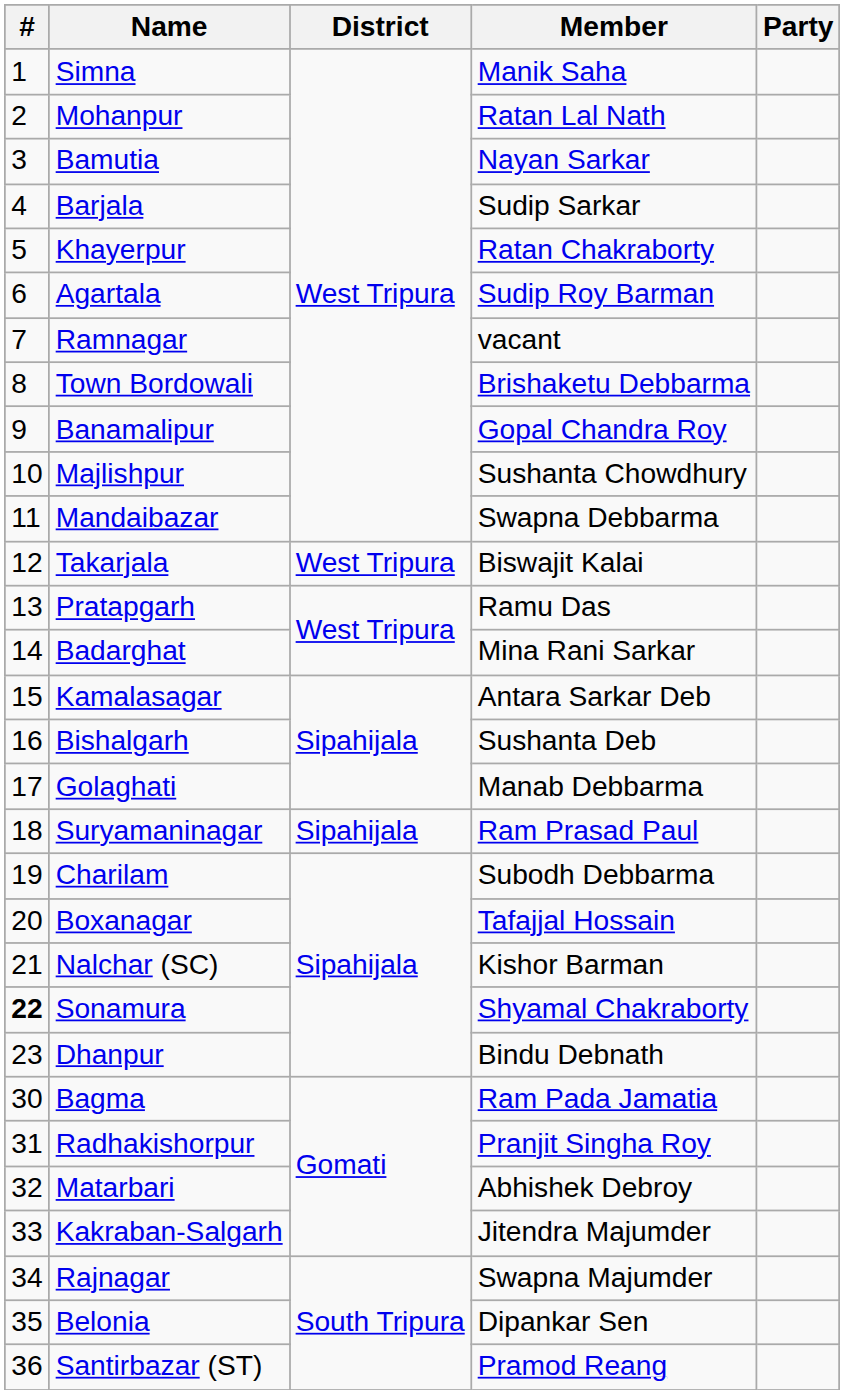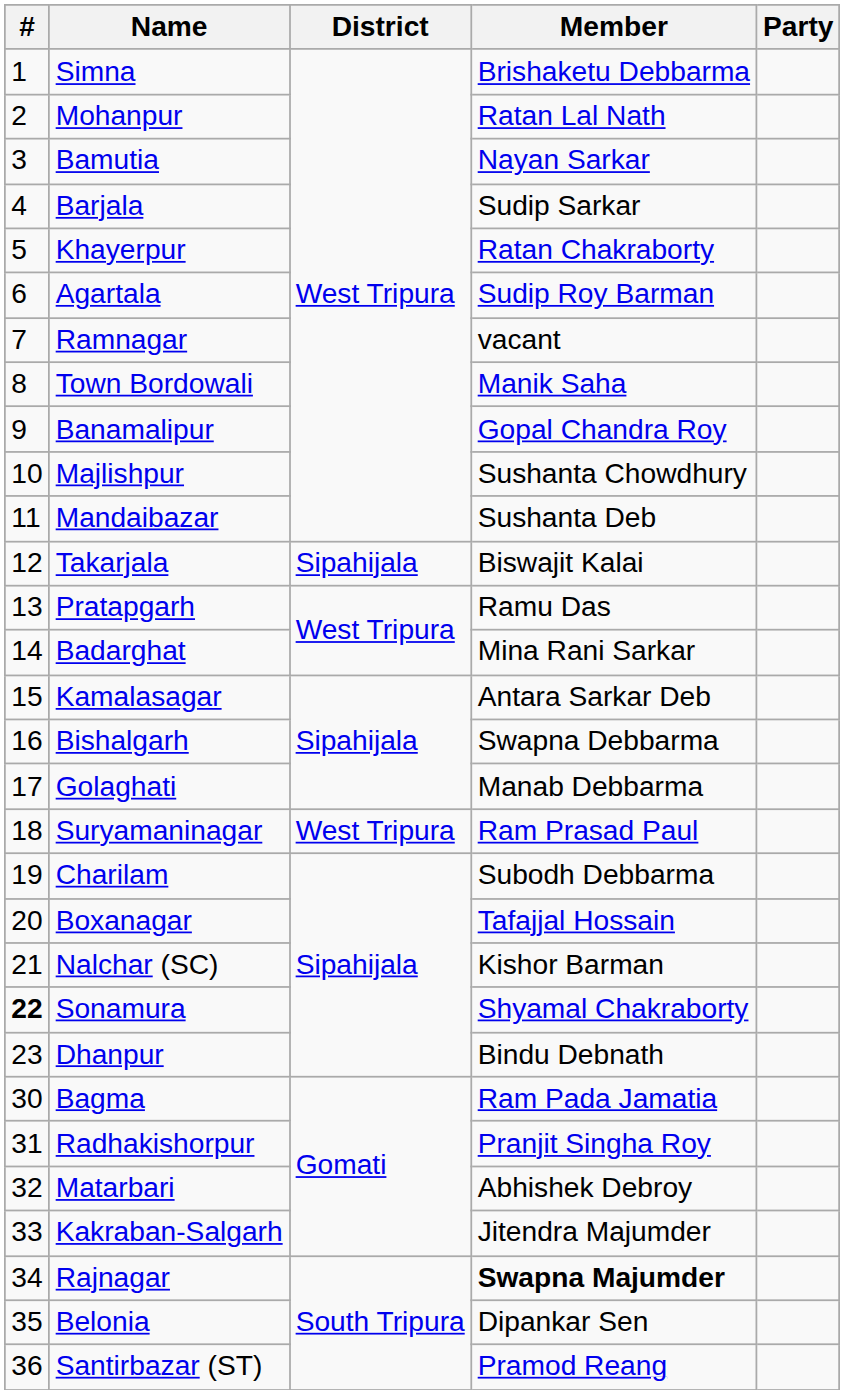(552, 71) Manik Saha -> (614, 71) Brishaketu Debbarma
(614, 384) Brishaketu Debbarma -> (552, 384) Manik Saha
(598, 518) Swapna Debbarma -> (567, 518) Sushanta Deb
(375, 562) West Tripura -> (357, 562) Sipahijala
(567, 741) Sushanta Deb -> (598, 741) Swapna Debbarma
(357, 830) Sipahijala -> (375, 830) West Tripura
(595, 1277) normal -> (601, 1277) bold
